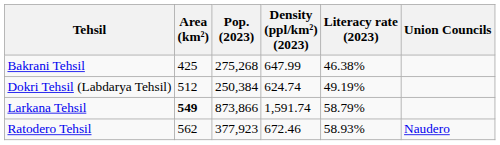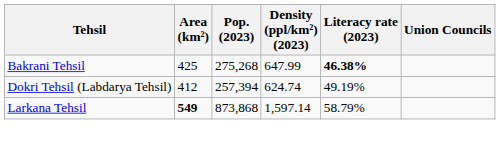(344, 65) normal -> (345, 65) bold
(188, 87) 512 -> (188, 87) 412
(237, 87) 250,384 -> (237, 87) 257,394
(237, 108) 873,866 -> (237, 108) 873,868
(288, 108) 1,591.74 -> (288, 108) 1,597.14
- row: (49, 129)
